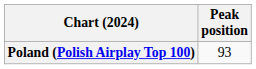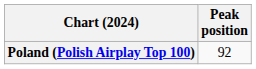(225, 52) 93 -> (225, 52) 92
